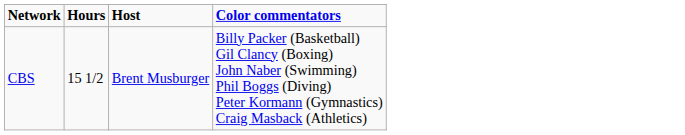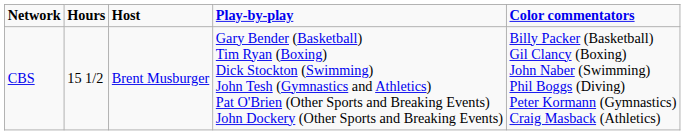+ column: (255, 15)
